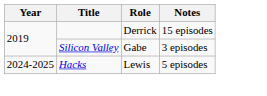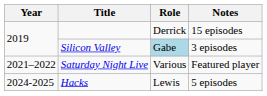(135, 47) no background -> (165, 47) lightblue background
+ row: (104, 64)
